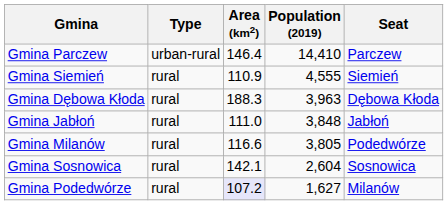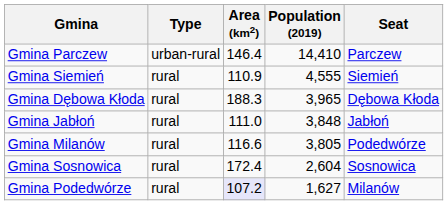(323, 99) 3,963 -> (323, 99) 3,965
(244, 166) 142.1 -> (244, 166) 172.4
